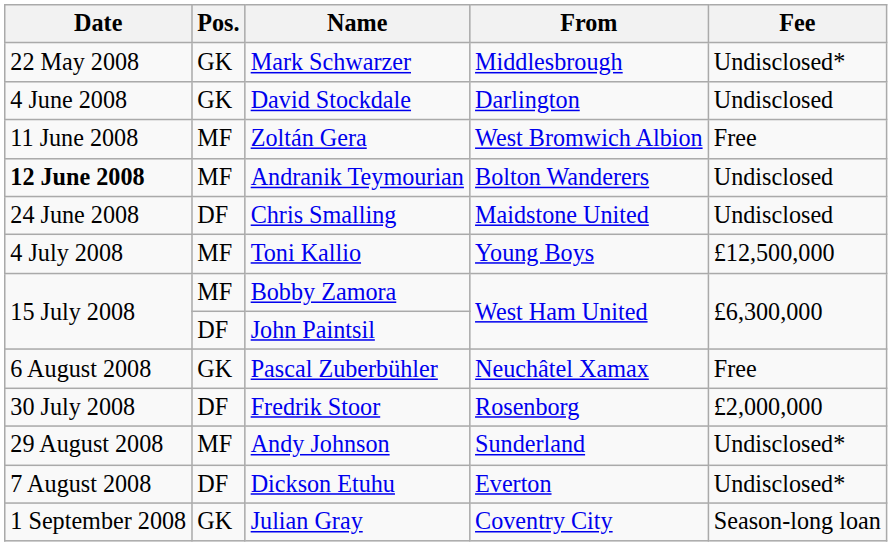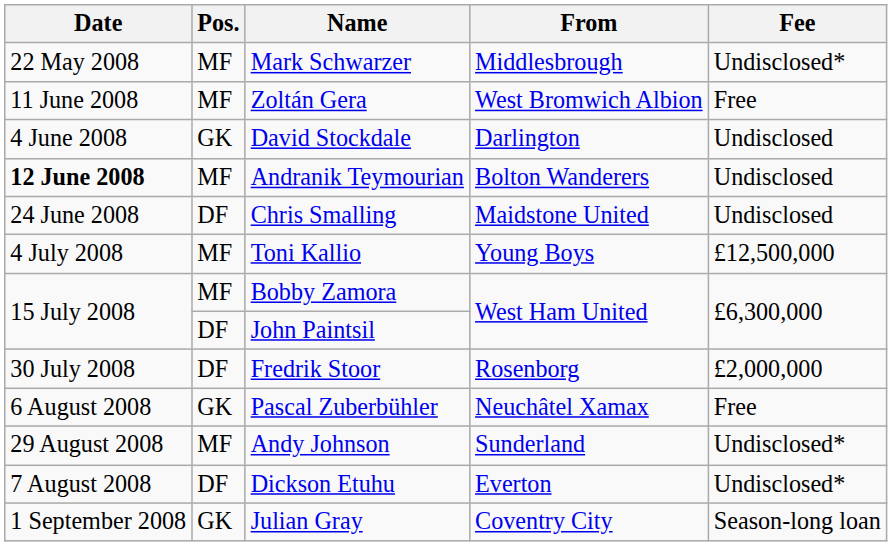(215, 61) GK -> (215, 61) MF
rows swapped: (331, 100) <-> (309, 138)
rows swapped: (315, 406) <-> (344, 368)
